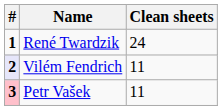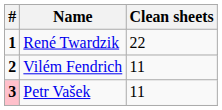(137, 42) 24 -> (137, 42) 22
(12, 67) lavender background -> (12, 67) no background
